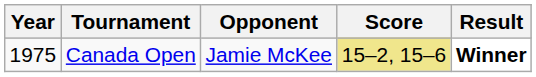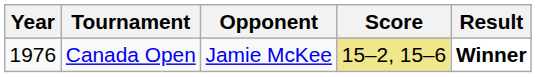(33, 55) 1975 -> (33, 55) 1976
